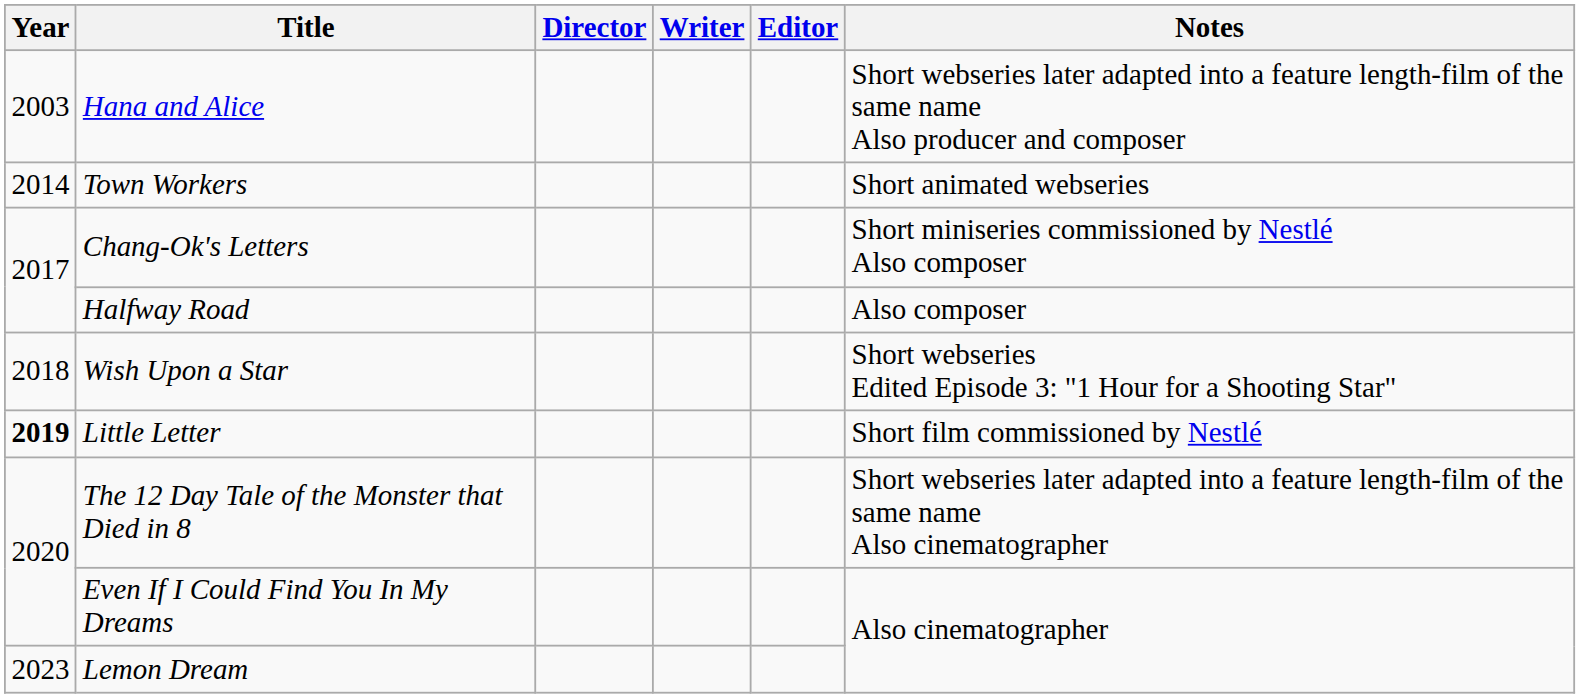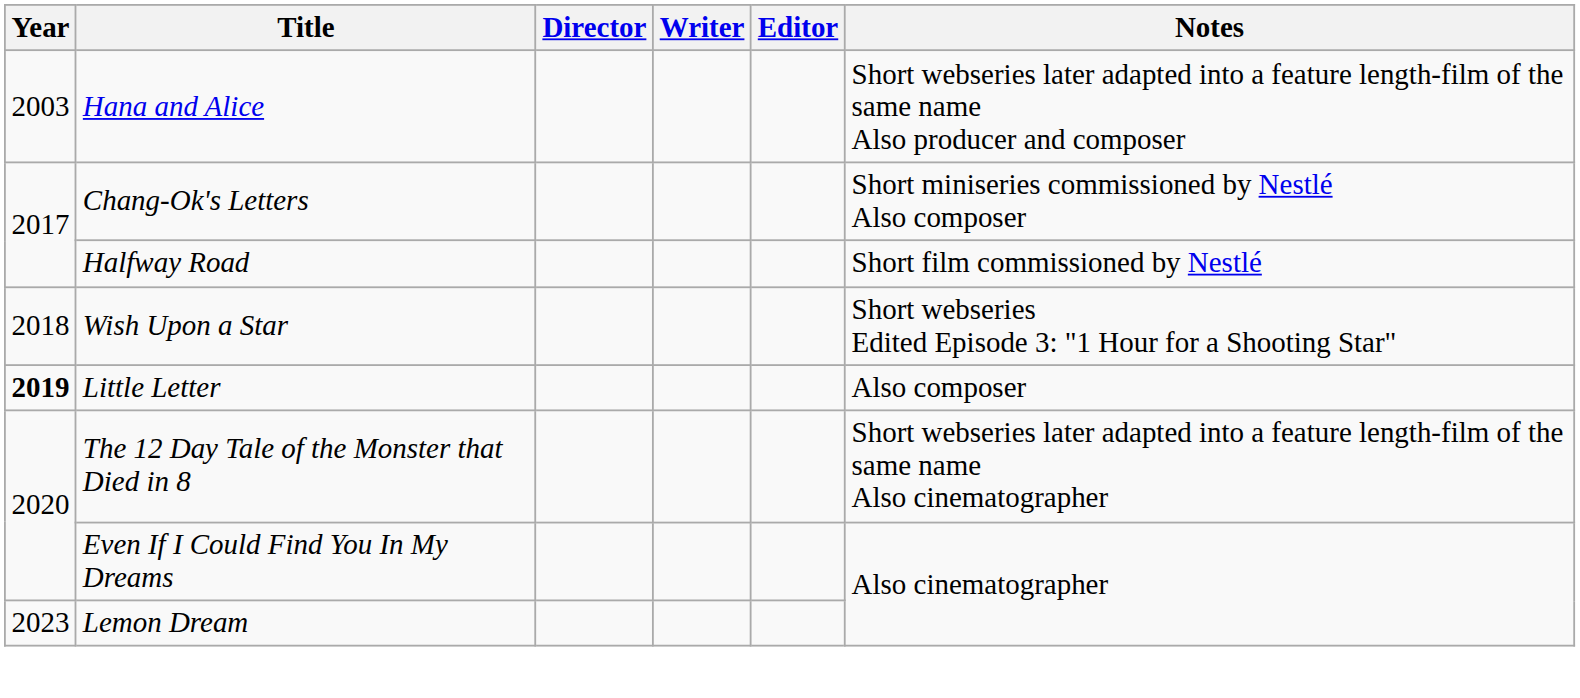- row: (165, 184)
(939, 308) Also composer -> (1057, 262) Short film commissioned by Nestlé
(1057, 433) Short film commissioned by Nestlé -> (939, 387) Also composer
